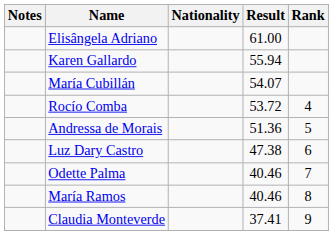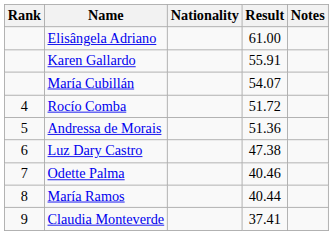columns swapped: (308, 15) <-> (25, 15)
(266, 60) 55.94 -> (265, 60) 55.91
(266, 106) 53.72 -> (265, 106) 51.72
(266, 196) 40.46 -> (265, 196) 40.44
